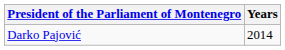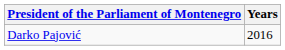(260, 34) 2014 -> (260, 34) 2016
